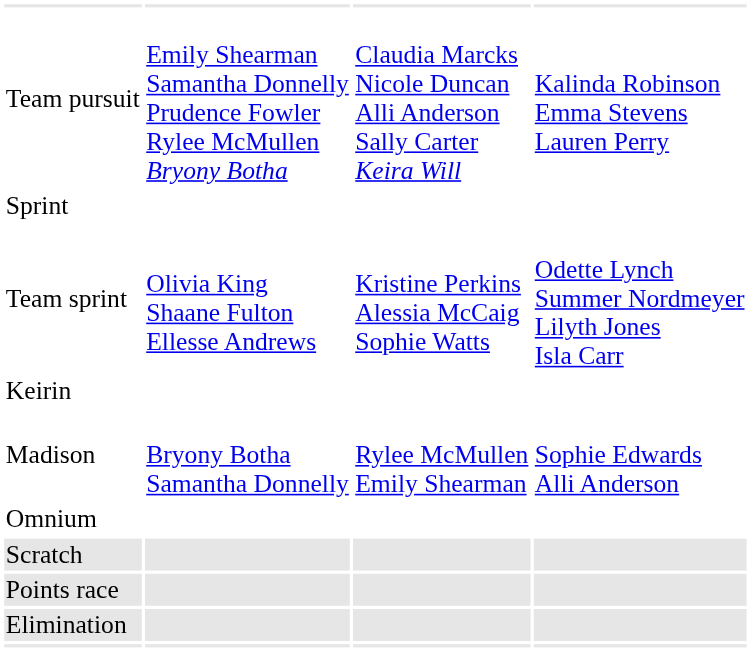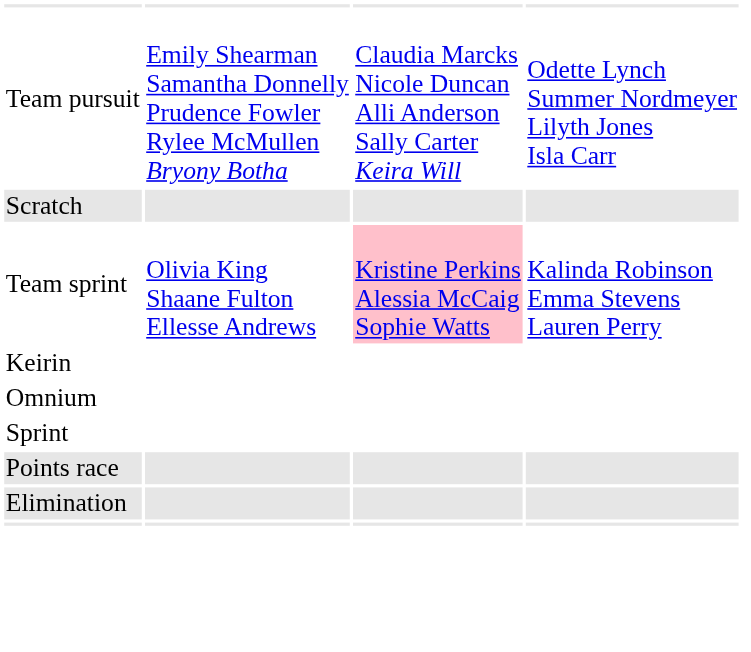(628, 112) Kalinda Robinson Emma Stevens Lauren Perry -> (632, 112) Odette Lynch Summer Nordmeyer Lilyth Jones Isla Carr
rows swapped: (37, 205) <-> (44, 554)
(438, 312) no background -> (438, 298) pink background
(640, 312) Odette Lynch Summer Nordmeyer Lilyth Jones Isla Carr -> (620, 298) Kalinda Robinson Emma Stevens Lauren Perry
- row: (51, 455)
